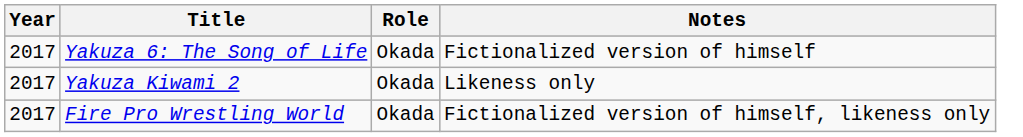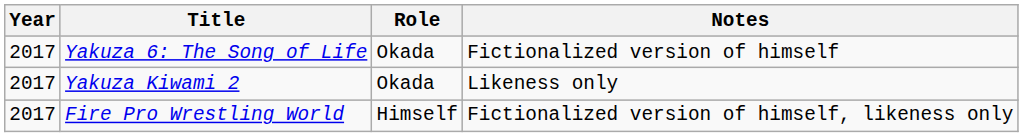(406, 115) Okada -> (417, 115) Himself
